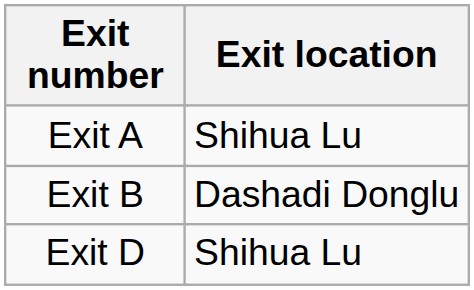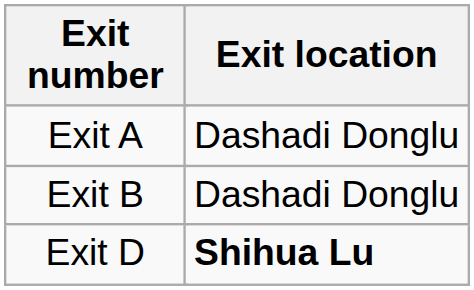(278, 135) Shihua Lu -> (327, 135) Dashadi Donglu
(278, 253) normal -> (284, 253) bold
